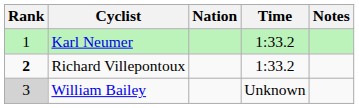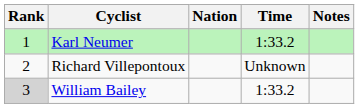(26, 66) bold -> (26, 66) normal
(275, 66) 1:33.2 -> (275, 66) Unknown
(275, 90) Unknown -> (275, 90) 1:33.2
